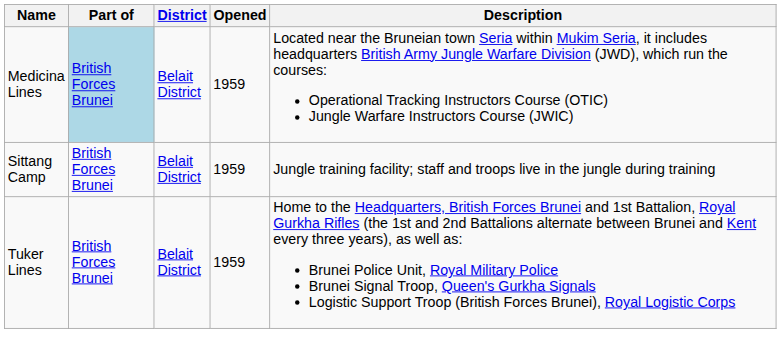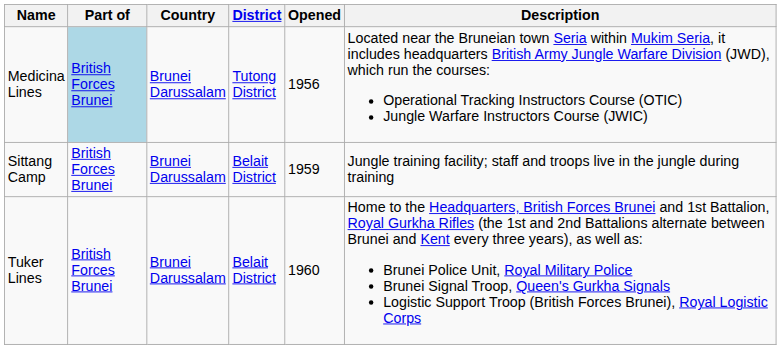+ column: (188, 15)
(179, 84) Belait District -> (254, 84) Tutong District
(229, 84) 1959 -> (304, 84) 1956
(229, 262) 1959 -> (304, 270) 1960
